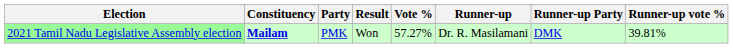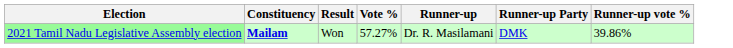- column: (335, 14)
(647, 33) 39.81% -> (613, 33) 39.86%
